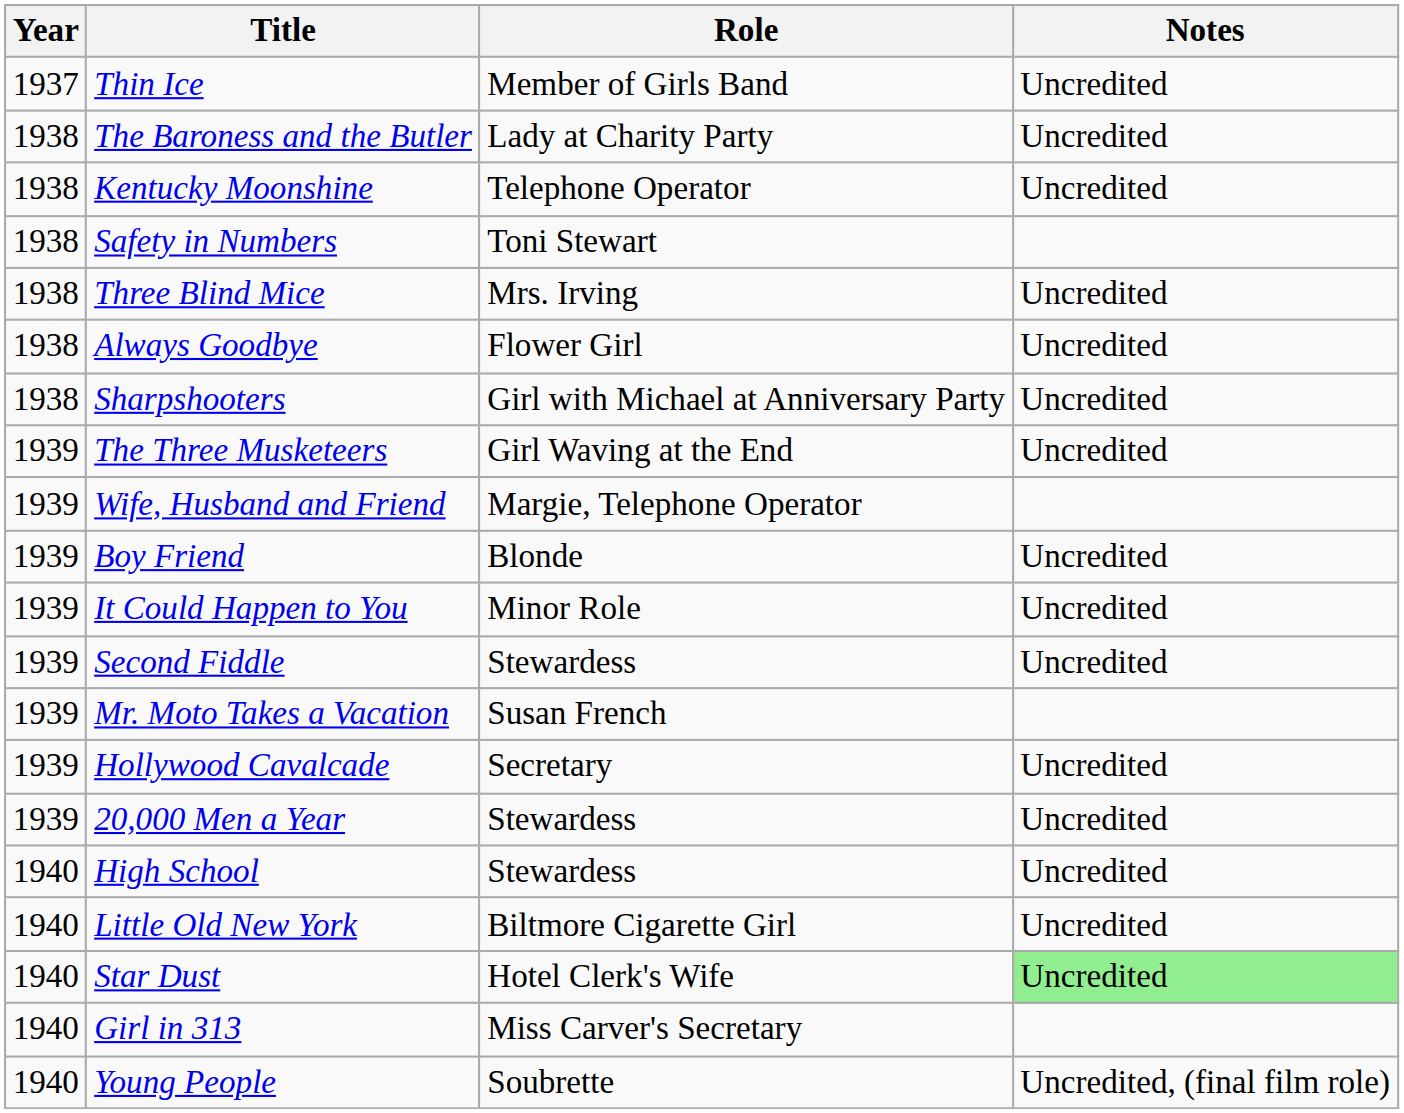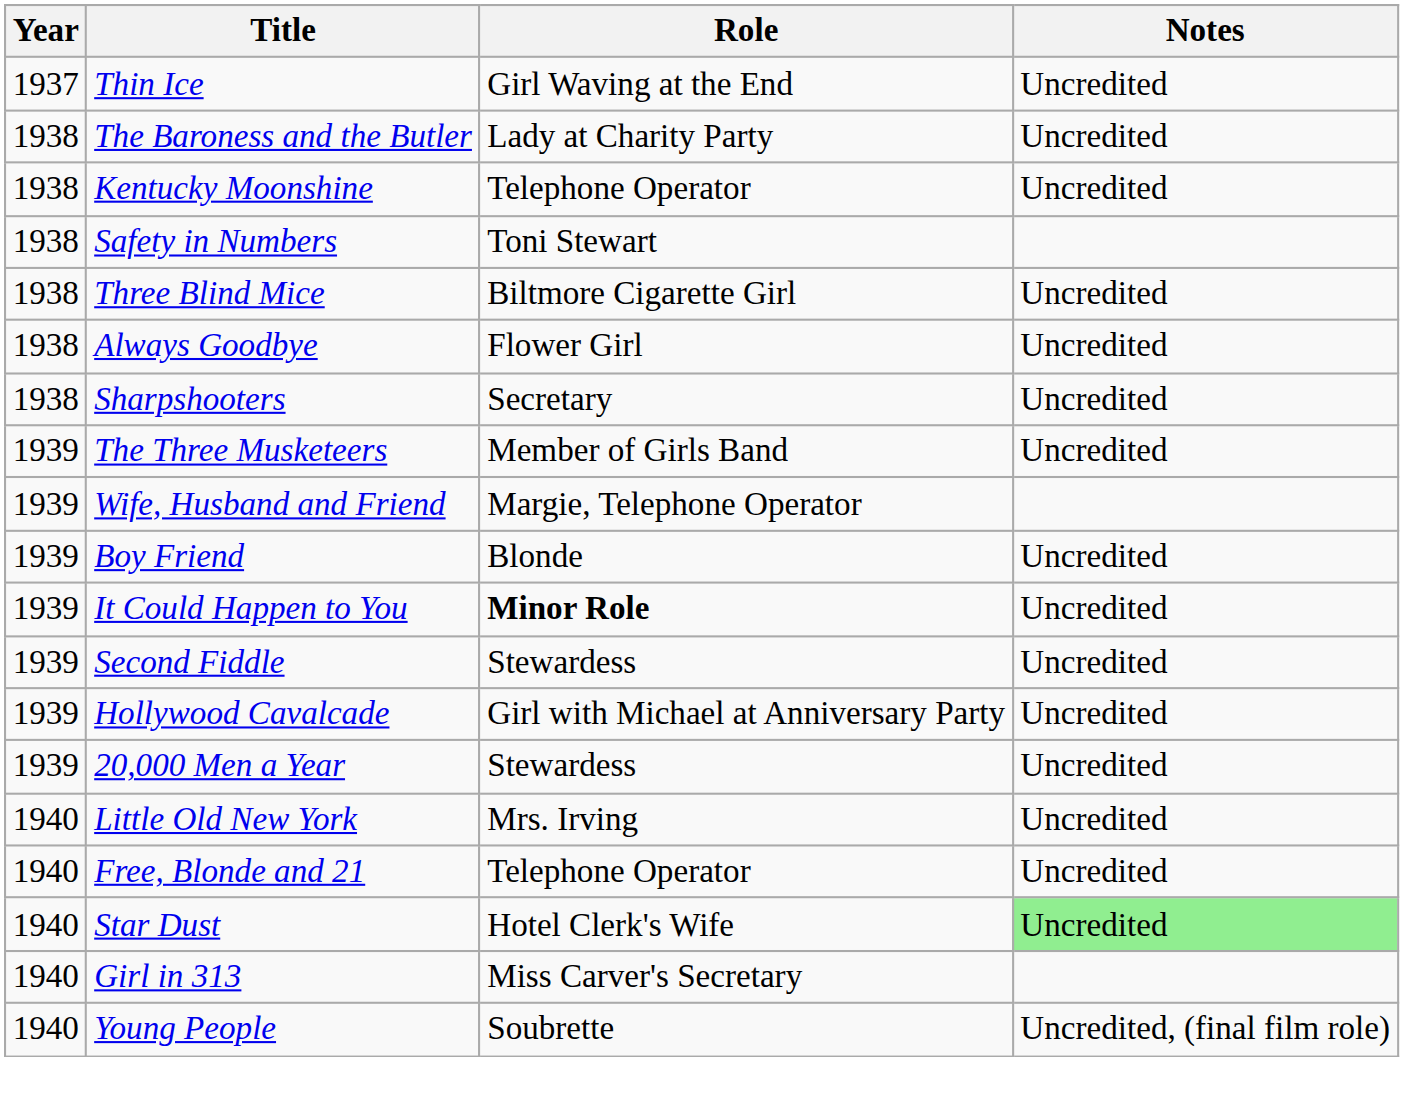(638, 83) Member of Girls Band -> (640, 83) Girl Waving at the End
(563, 293) Mrs. Irving -> (642, 293) Biltmore Cigarette Girl
(746, 398) Girl with Michael at Anniversary Party -> (550, 398) Secretary
(640, 450) Girl Waving at the End -> (638, 450) Member of Girls Band
(564, 608) normal -> (568, 608) bold
- row: (272, 713)
(550, 766) Secretary -> (746, 713) Girl with Michael at Anniversary Party
- row: (177, 871)
(642, 923) Biltmore Cigarette Girl -> (563, 818) Mrs. Irving
+ row: (230, 871)
